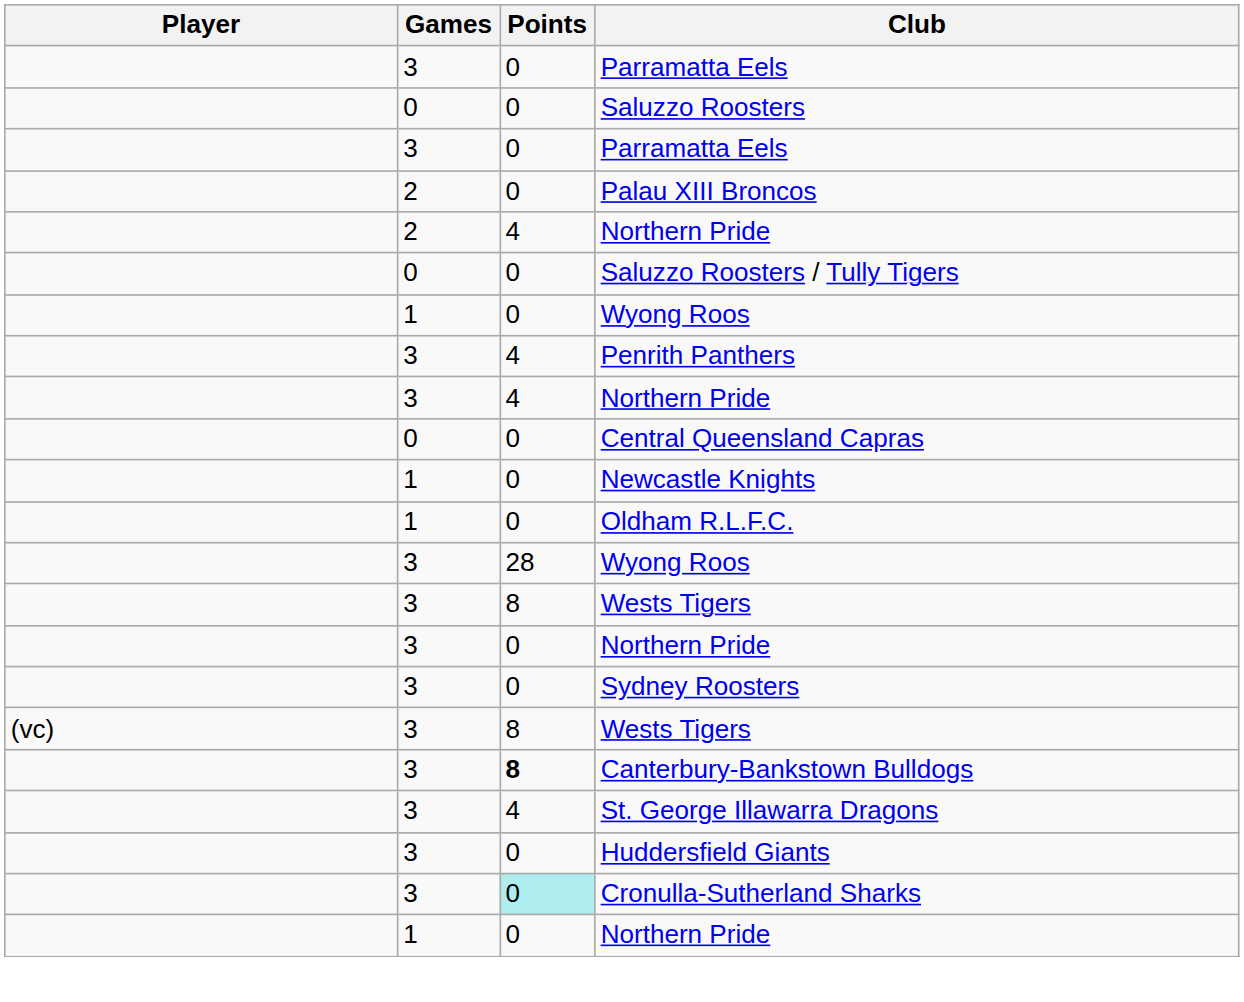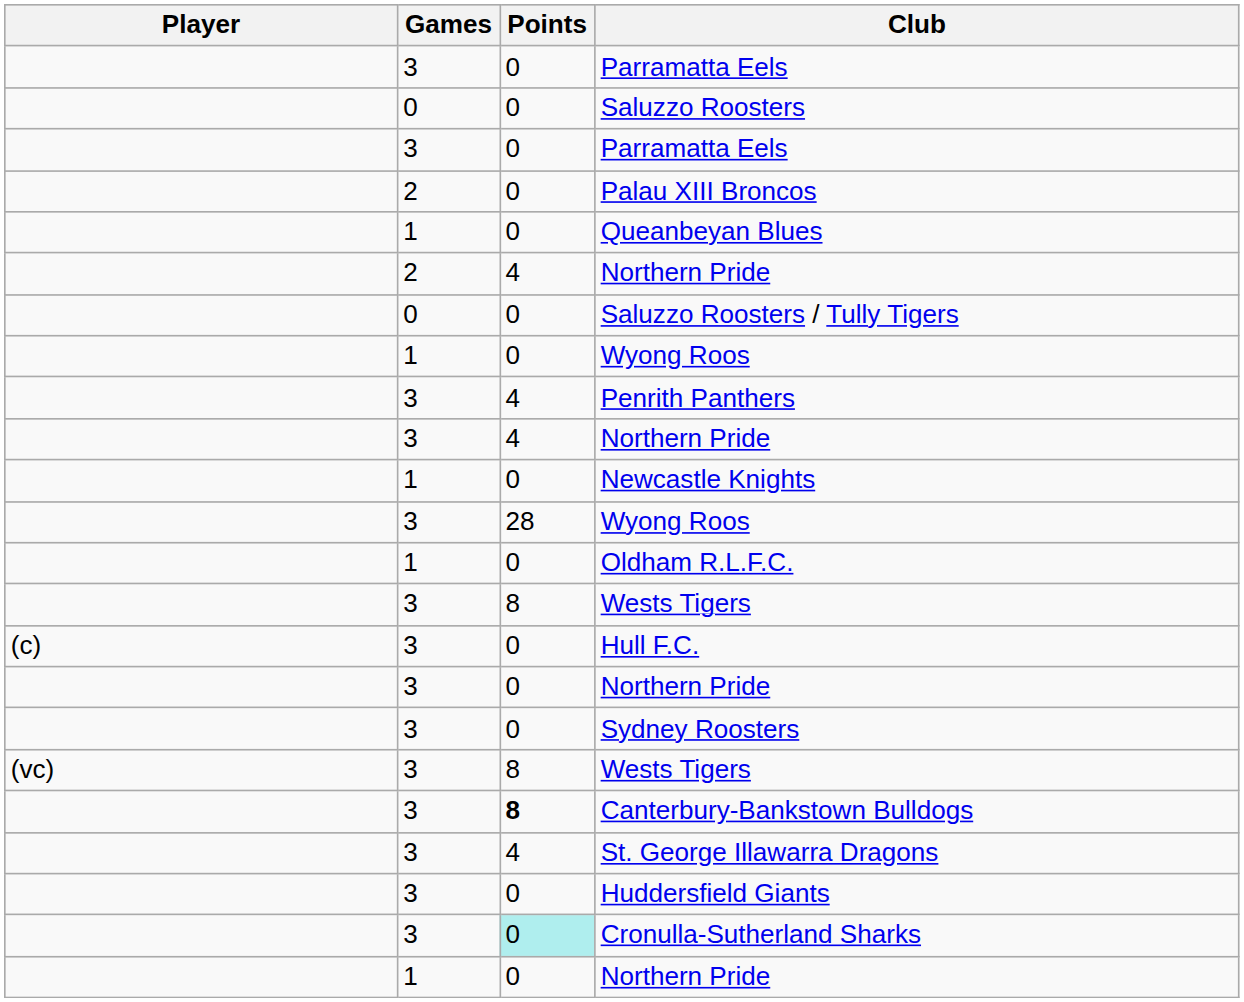+ row: (411, 231)
- row: (411, 438)
rows swapped: (411, 521) <-> (411, 562)
+ row: (411, 645)
